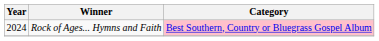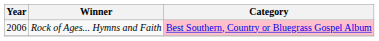(17, 28) 2024 -> (17, 28) 2006
